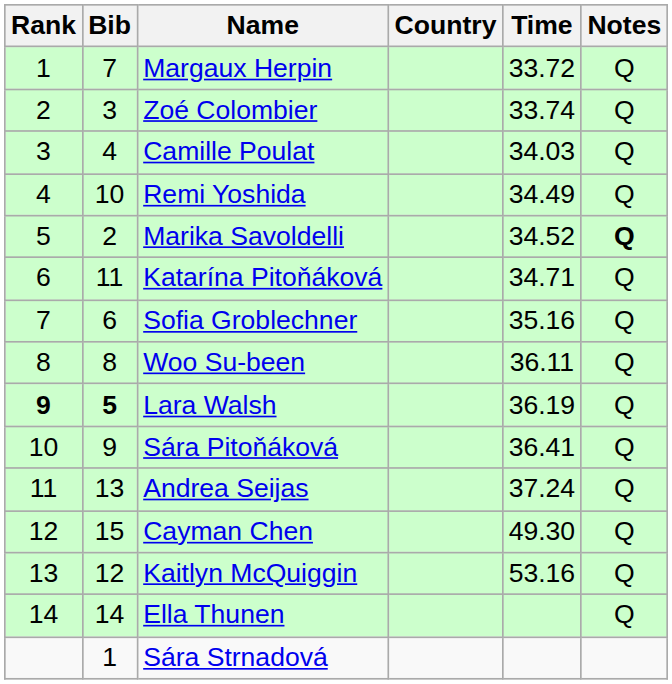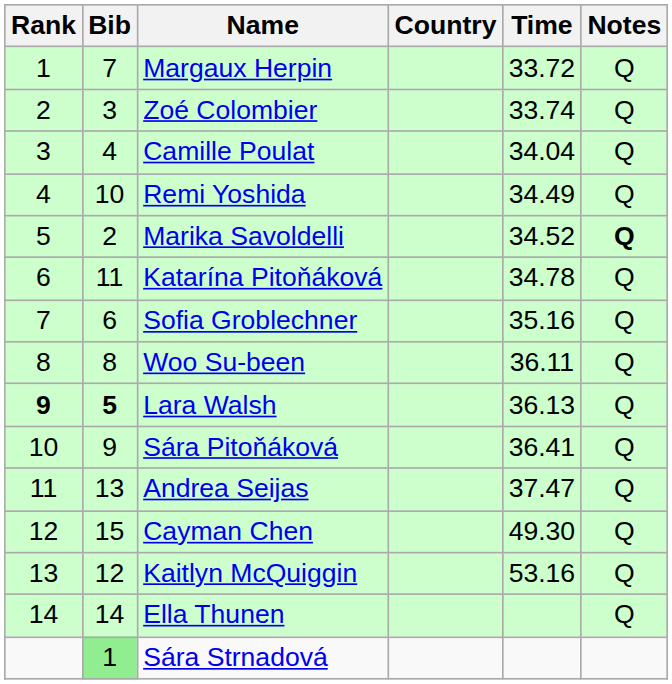(542, 151) 34.03 -> (542, 151) 34.04
(542, 278) 34.71 -> (542, 278) 34.78
(542, 404) 36.19 -> (542, 404) 36.13
(542, 488) 37.24 -> (542, 488) 37.47
(110, 657) no background -> (110, 657) lightgreen background
